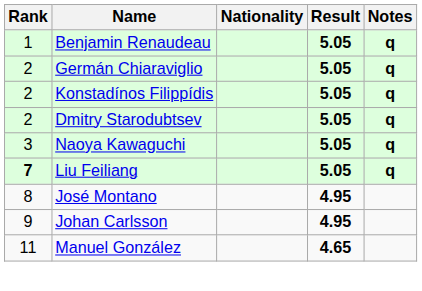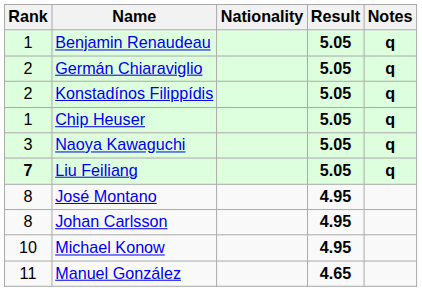- row: (128, 119)
+ row: (100, 119)
(28, 222) 9 -> (28, 222) 8
+ row: (110, 247)
